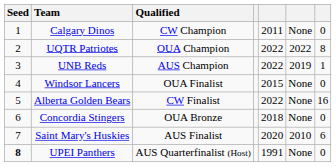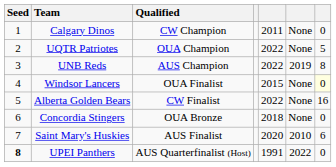(300, 48) 2022 -> (300, 48) None
(323, 48) 8 -> (323, 48) 5
(323, 65) 1 -> (323, 65) 8
(323, 83) no background -> (323, 83) lightyellow background
(300, 153) None -> (300, 153) 2022
